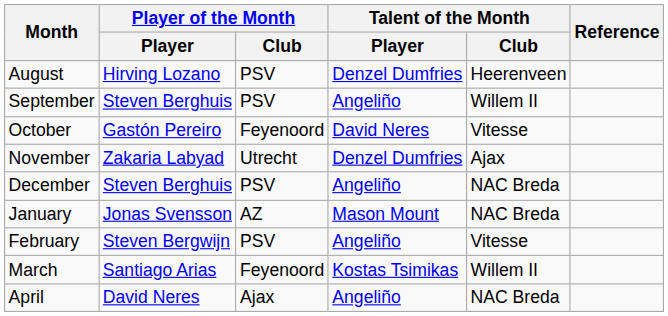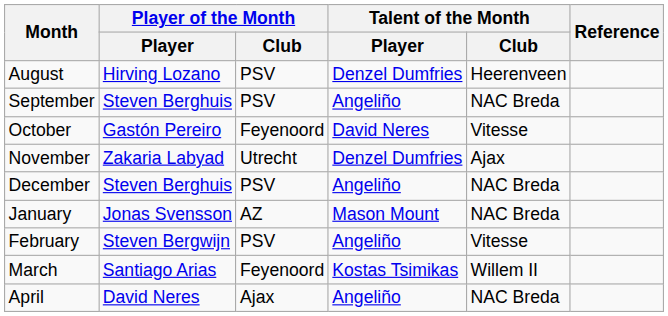(504, 102) Willem II -> (515, 102) NAC Breda
